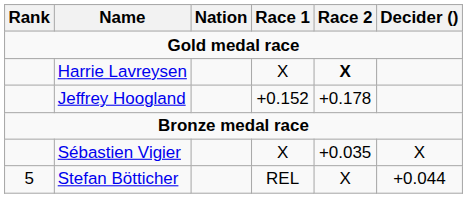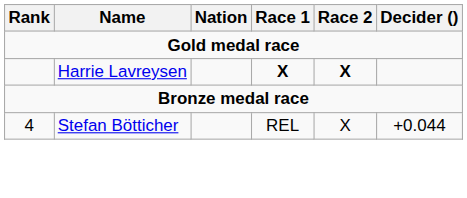(283, 71) normal -> (283, 71) bold
- row: (122, 98)
- row: (119, 152)
(29, 179) 5 -> (29, 125) 4
